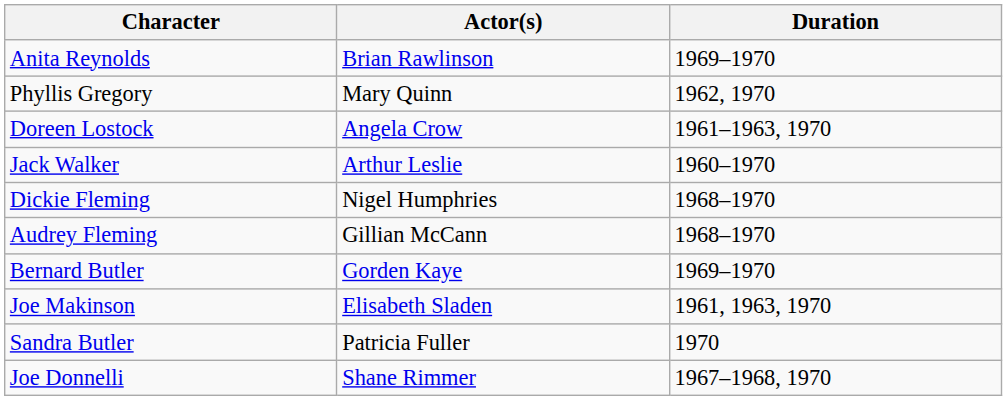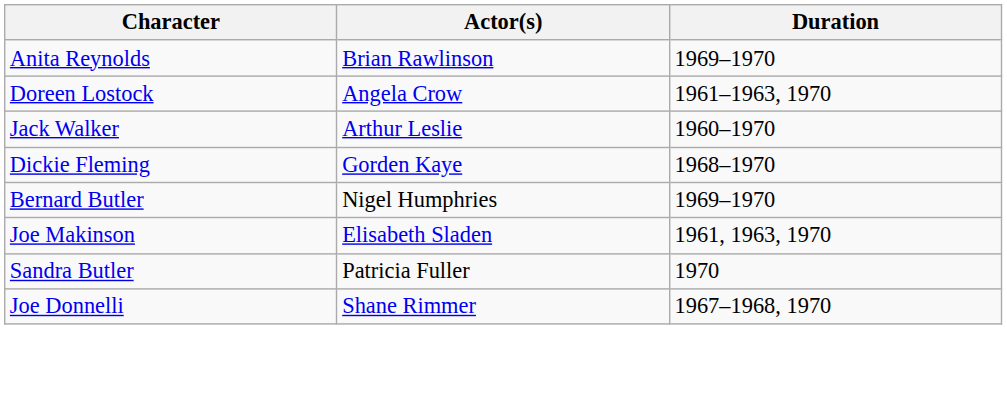- row: (81, 93)
(420, 199) Nigel Humphries -> (402, 164) Gorden Kaye
- row: (84, 235)
(402, 270) Gorden Kaye -> (420, 199) Nigel Humphries
